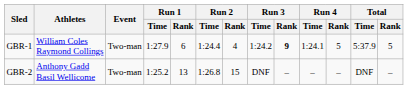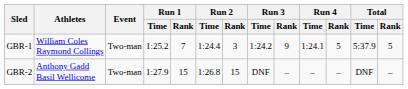(157, 46) 1:27.9 -> (157, 46) 1:25.2
(183, 46) 6 -> (183, 46) 7
(235, 46) 4 -> (235, 46) 3
(287, 46) bold -> (287, 46) normal
(157, 72) 1:25.2 -> (157, 72) 1:27.9
(183, 72) 13 -> (183, 72) 15
